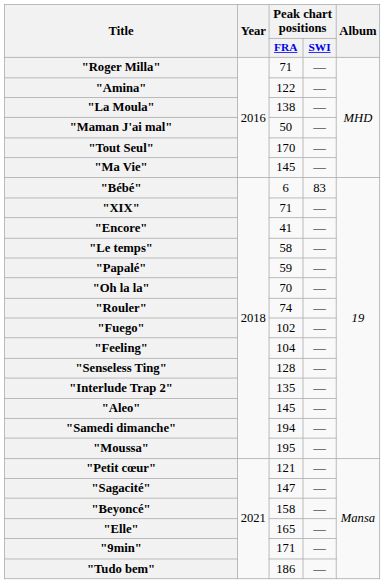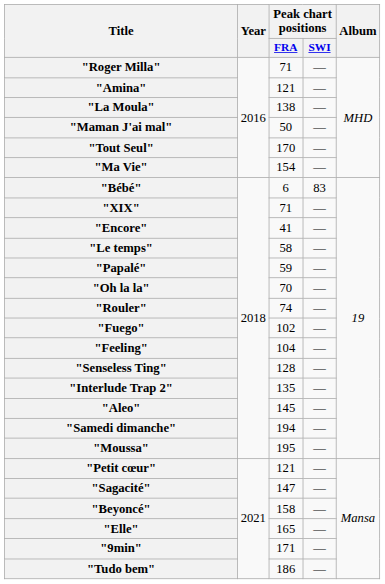(286, 87) 122 -> (286, 87) 121
(286, 167) 145 -> (286, 167) 154
